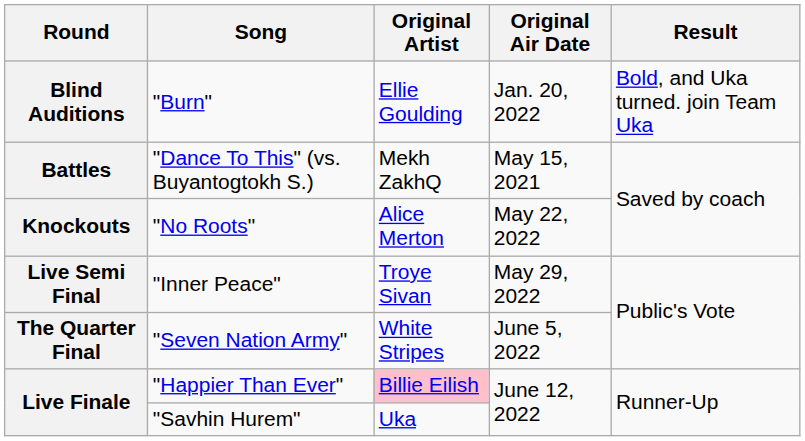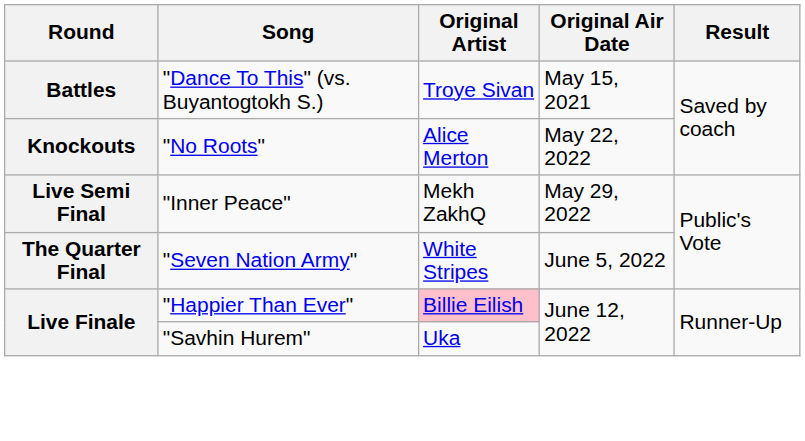- row: (182, 101)
(410, 170) Mekh ZakhQ -> (479, 89) Troye Sivan
(405, 283) Troye Sivan -> (455, 203) Mekh ZakhQ
